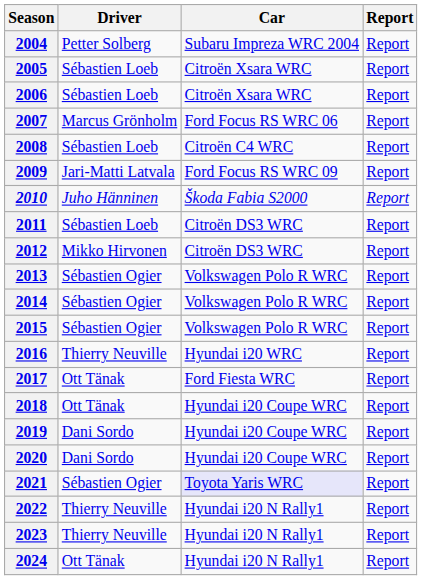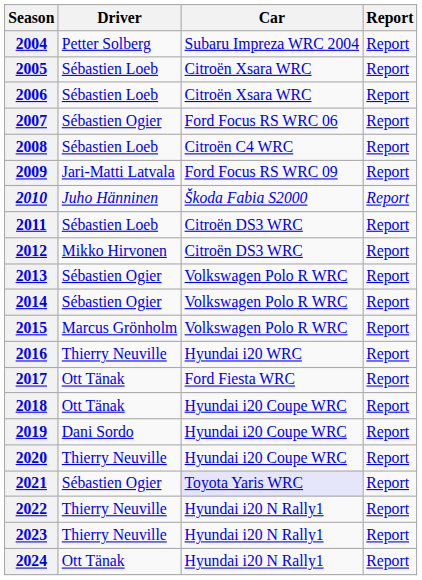(120, 121) Marcus Grönholm -> (112, 121) Sébastien Ogier
(112, 328) Sébastien Ogier -> (120, 328) Marcus Grönholm
(98, 457) Dani Sordo -> (114, 457) Thierry Neuville
